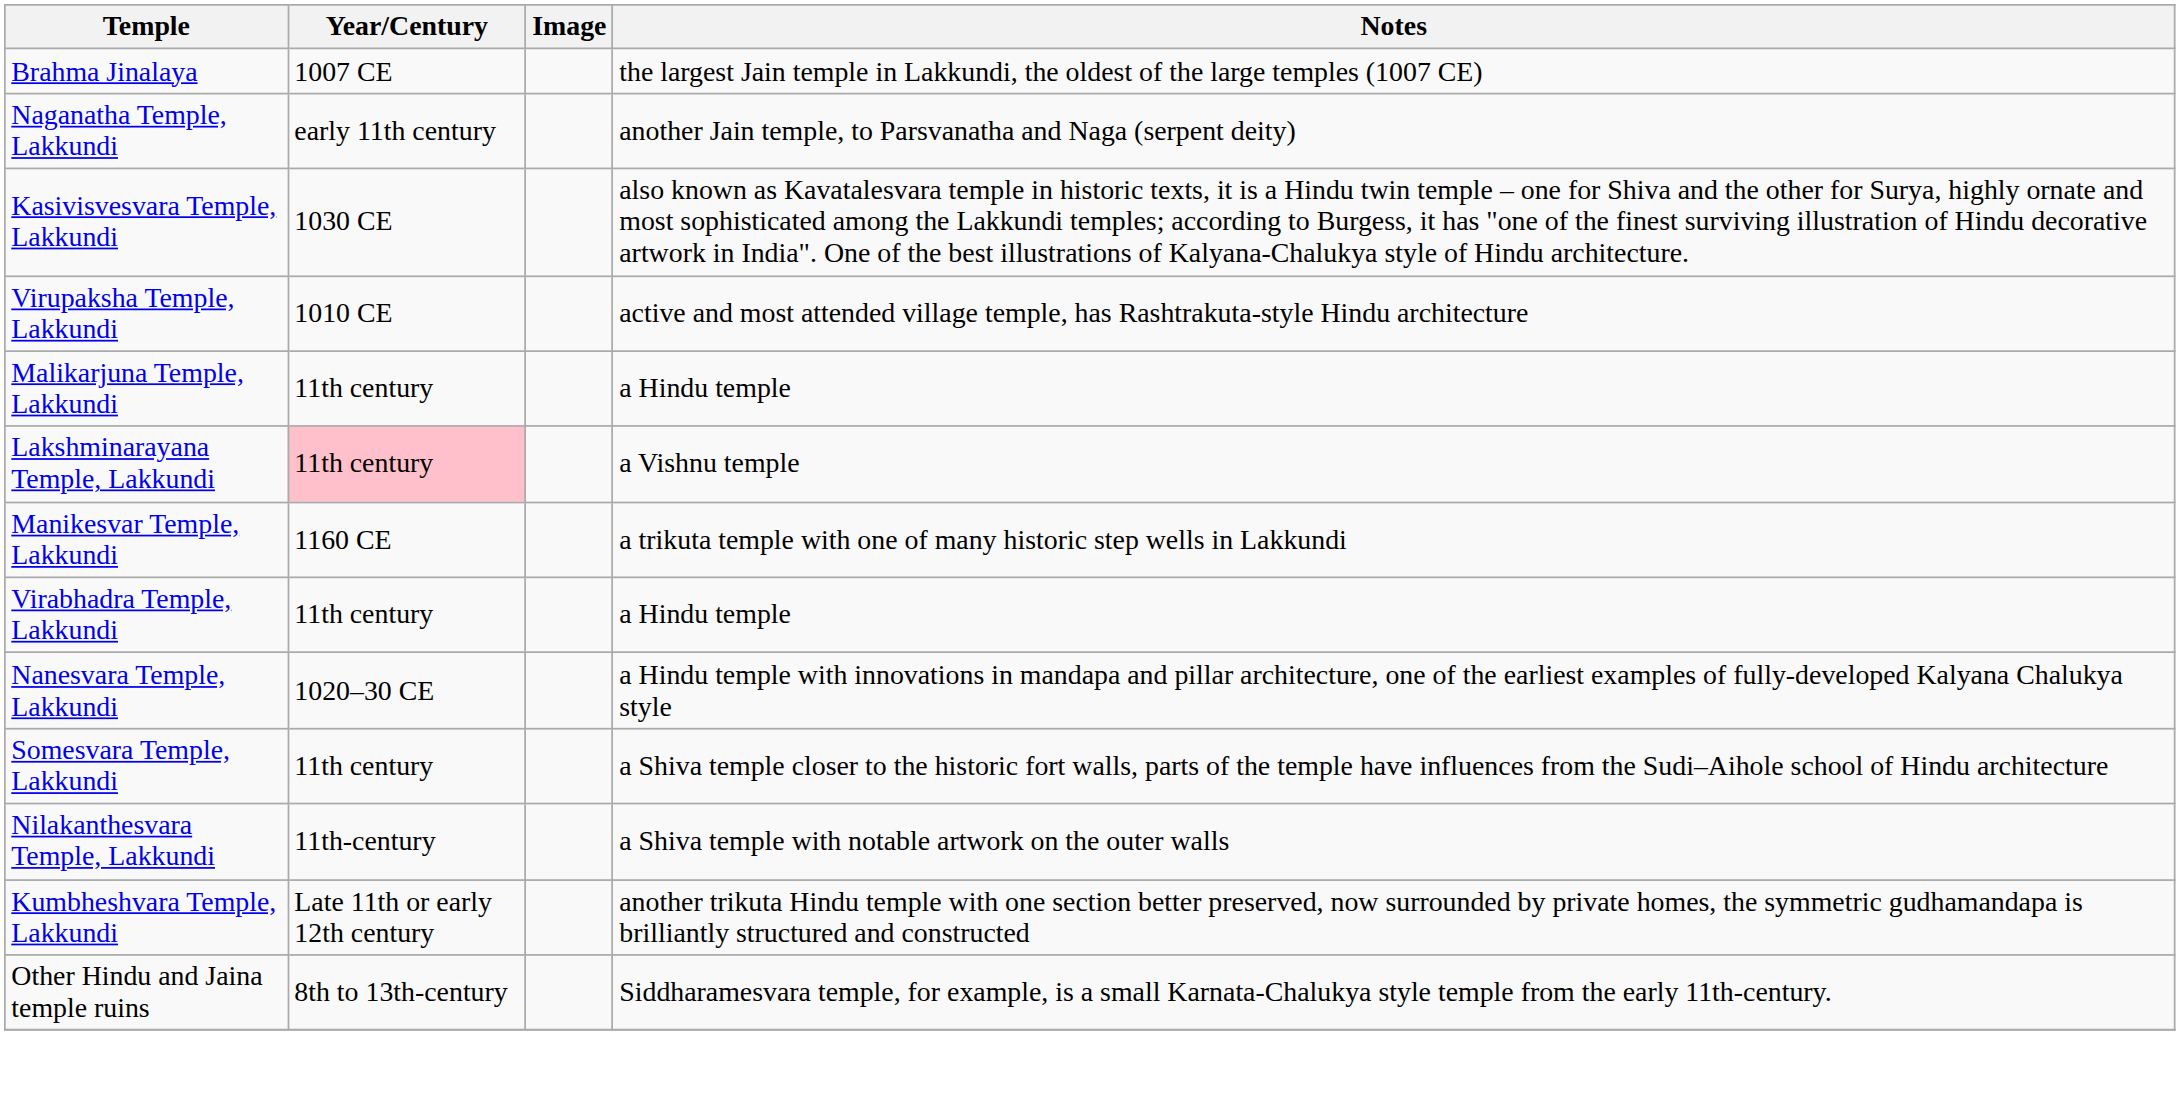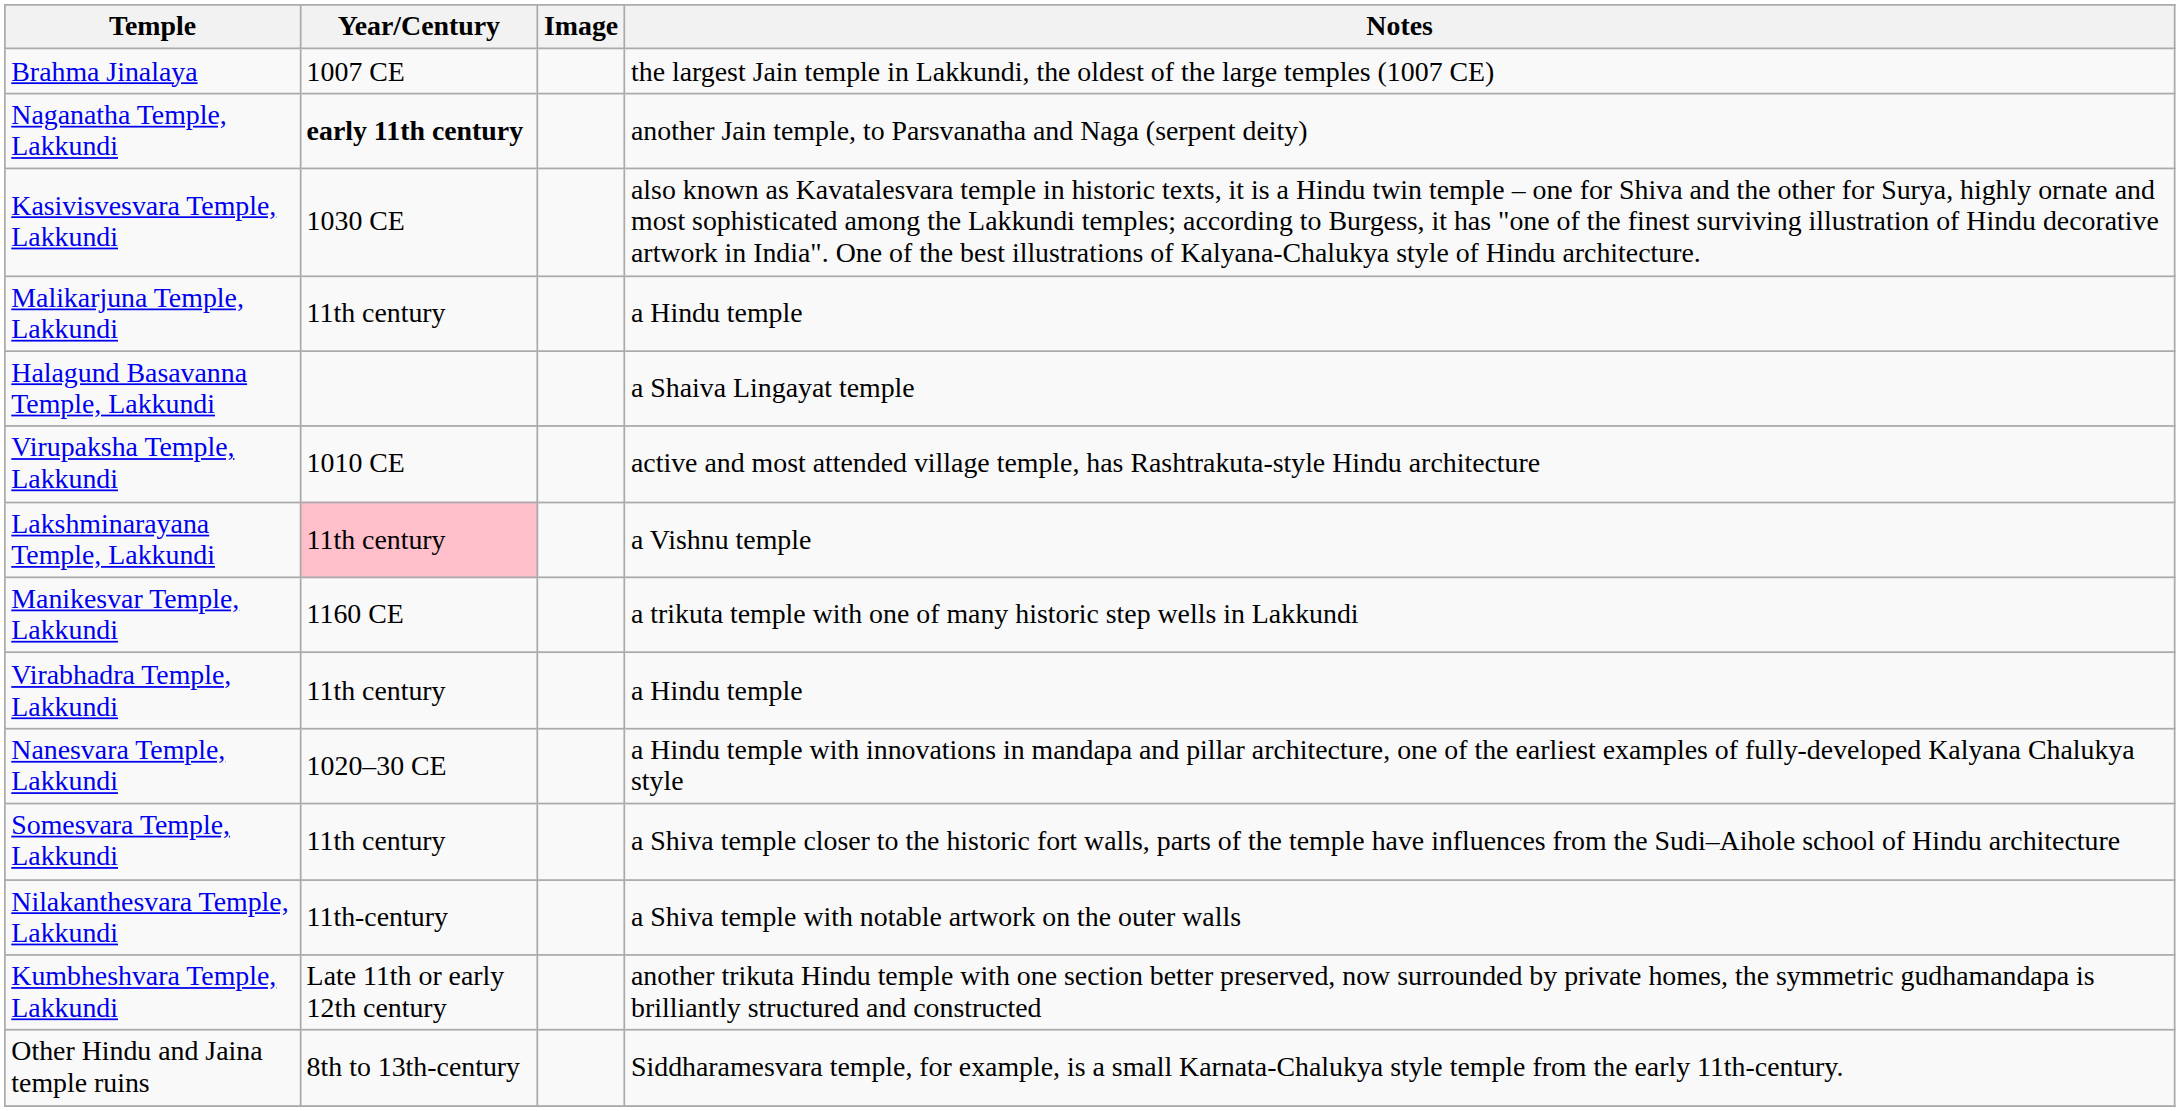(395, 130) normal -> (415, 130) bold
rows swapped: (128, 388) <-> (123, 312)
+ row: (129, 388)
